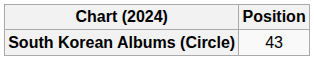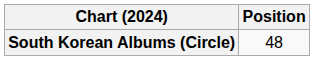(274, 42) 43 -> (274, 42) 48
